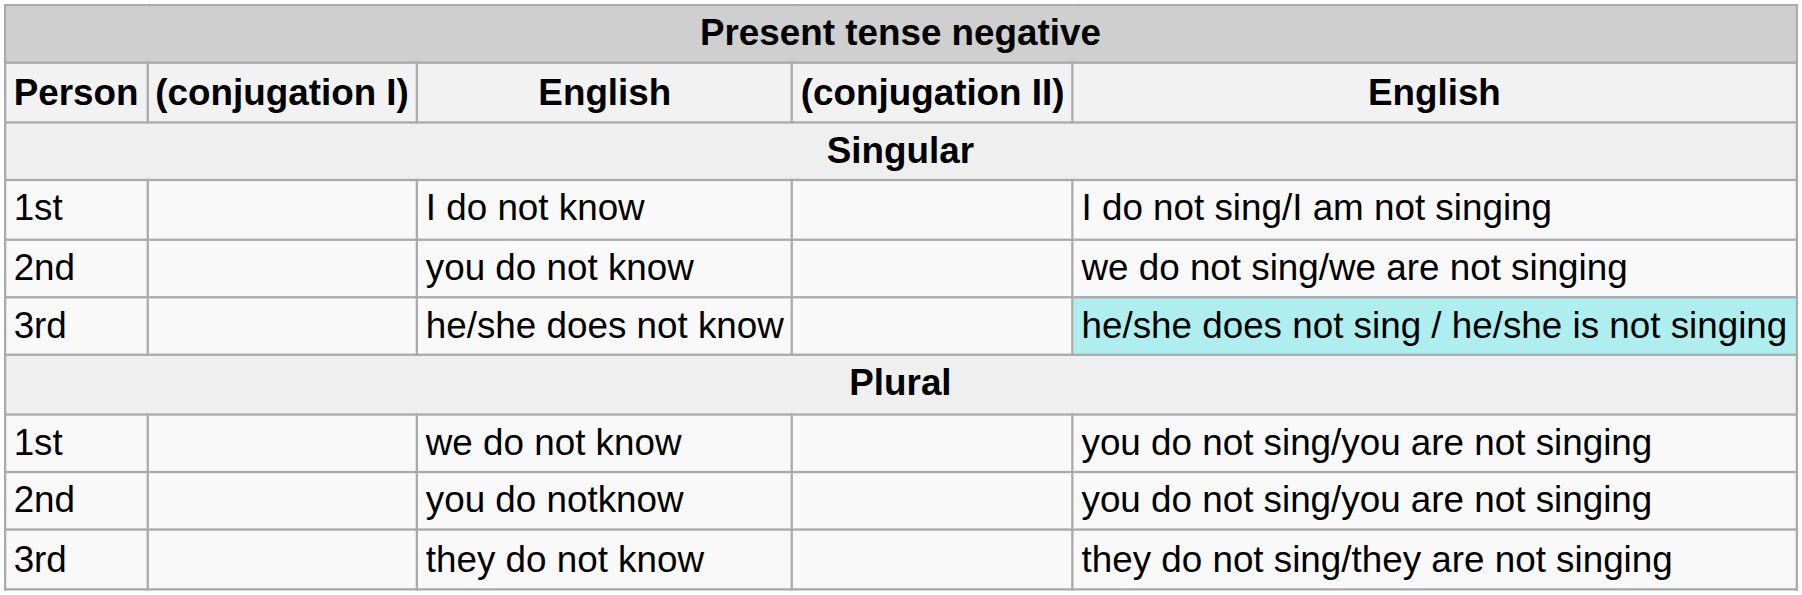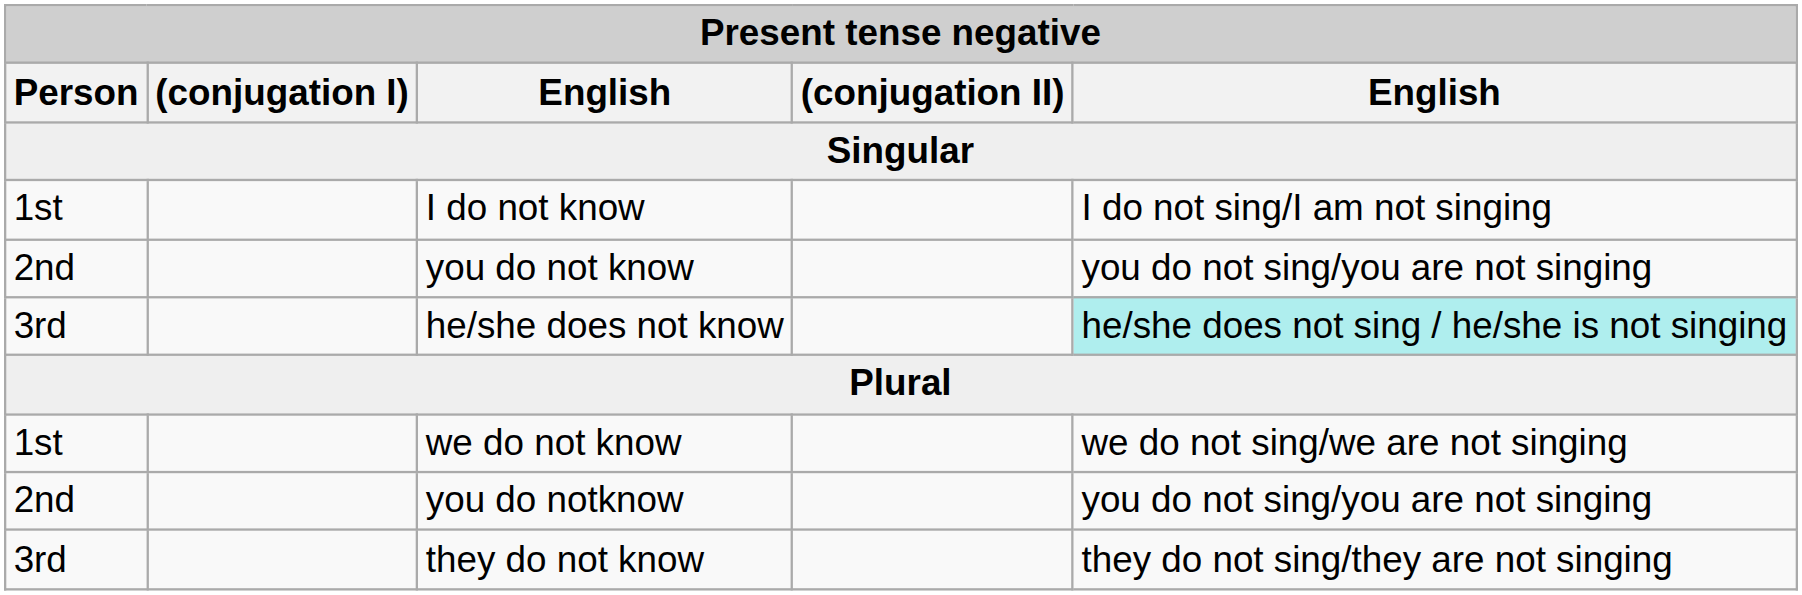(1355, 267) we do not sing/we are not singing -> (1367, 267) you do not sing/you are not singing
(1367, 442) you do not sing/you are not singing -> (1355, 442) we do not sing/we are not singing
